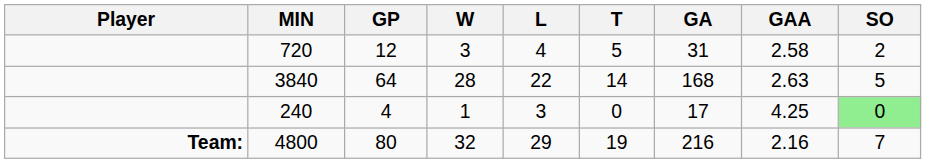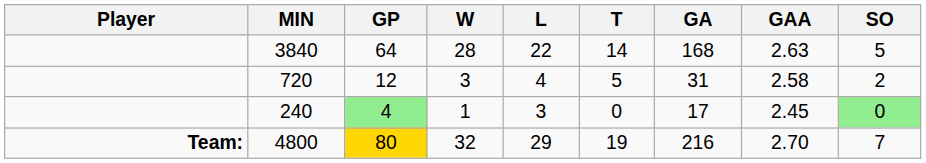rows swapped: (296, 81) <-> (296, 50)
(386, 111) no background -> (386, 111) lightgreen background
(790, 111) 4.25 -> (790, 111) 2.45
(386, 142) no background -> (386, 142) gold background
(790, 142) 2.16 -> (790, 142) 2.70
